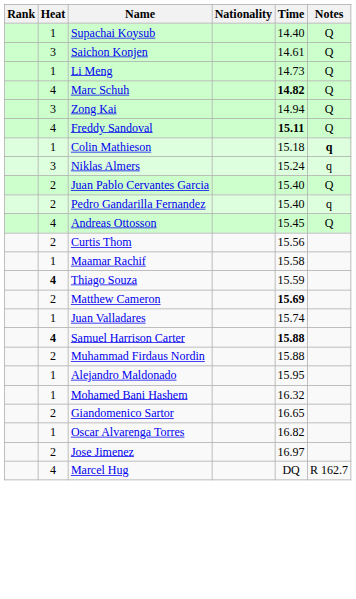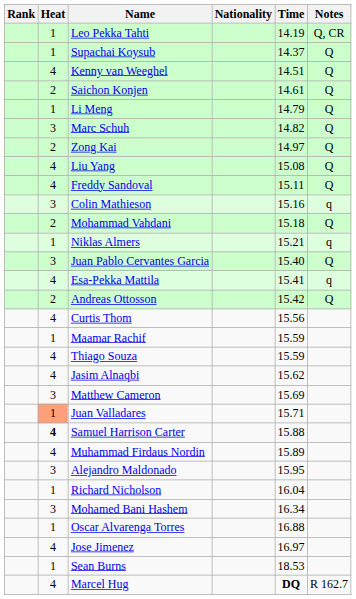+ row: (110, 33)
(291, 33) 14.40 -> (291, 52) 14.37
+ row: (119, 71)
(53, 52) 3 -> (53, 90) 2
(291, 71) 14.73 -> (291, 109) 14.79
(53, 90) 4 -> (53, 128) 3
(291, 90) bold -> (291, 128) normal
(53, 109) 3 -> (53, 147) 2
(291, 109) 14.94 -> (291, 147) 14.97
+ row: (93, 166)
(291, 128) bold -> (291, 185) normal
(53, 147) 1 -> (53, 204) 3
(291, 147) 15.18 -> (291, 204) 15.16
(329, 147) bold -> (329, 204) normal
+ row: (121, 223)
(53, 166) 3 -> (53, 242) 1
(291, 166) 15.24 -> (291, 242) 15.21
(53, 185) 2 -> (53, 261) 3
- row: (138, 204)
+ row: (115, 280)
(53, 223) 4 -> (53, 299) 2
(291, 223) 15.45 -> (291, 299) 15.42
(53, 242) 2 -> (53, 318) 4
(291, 261) 15.58 -> (291, 337) 15.59
(53, 280) bold -> (53, 356) normal
+ row: (105, 375)
(53, 299) 2 -> (53, 394) 3
(291, 299) bold -> (291, 394) normal
(53, 318) no background -> (53, 413) lightsalmon background
(291, 318) 15.74 -> (291, 413) 15.71
(291, 337) bold -> (291, 432) normal
(53, 356) 2 -> (53, 451) 4
(291, 356) 15.88 -> (291, 451) 15.89
(53, 375) 1 -> (53, 470) 3
+ row: (116, 489)
(53, 394) 1 -> (53, 508) 3
(291, 394) 16.32 -> (291, 508) 16.34
- row: (122, 413)
(291, 432) 16.82 -> (291, 527) 16.88
(53, 451) 2 -> (53, 546) 4
+ row: (98, 565)
(291, 470) normal -> (291, 584) bold
